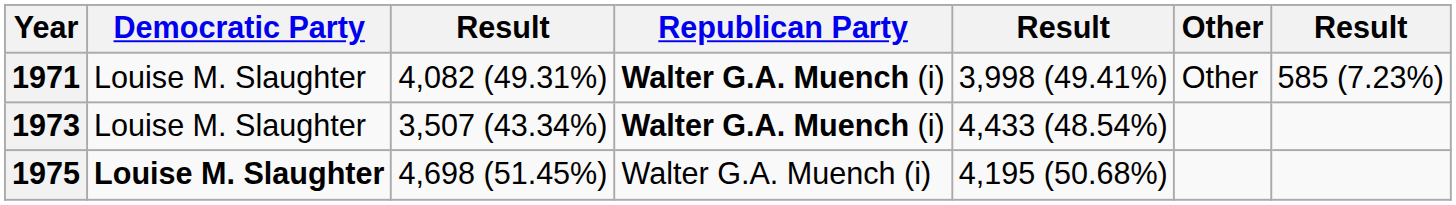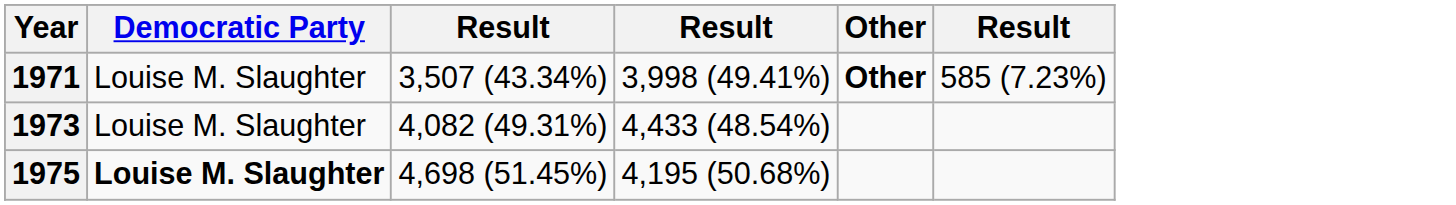- column: (783, 28)
(503, 77) 4,082 (49.31%) -> (503, 77) 3,507 (43.34%)
(1220, 77) normal -> (885, 77) bold
(503, 125) 3,507 (43.34%) -> (503, 125) 4,082 (49.31%)
